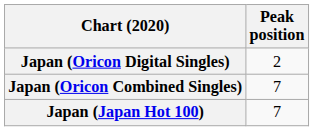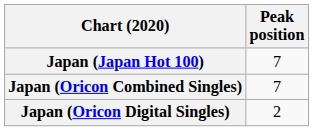rows swapped: (125, 112) <-> (125, 61)
